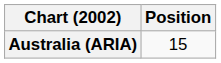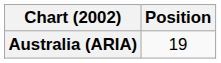(178, 44) 15 -> (178, 44) 19
